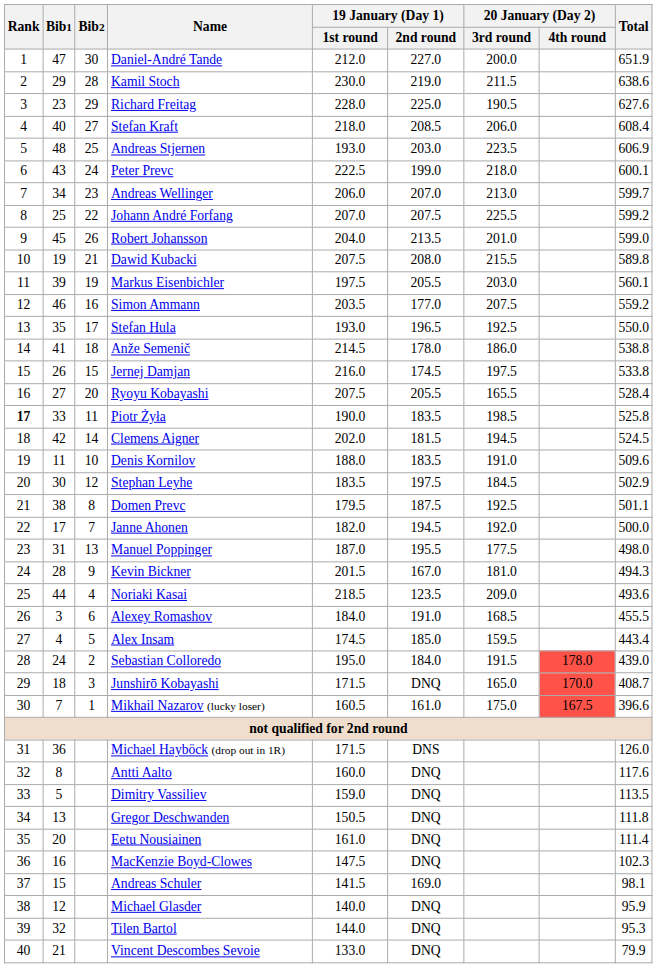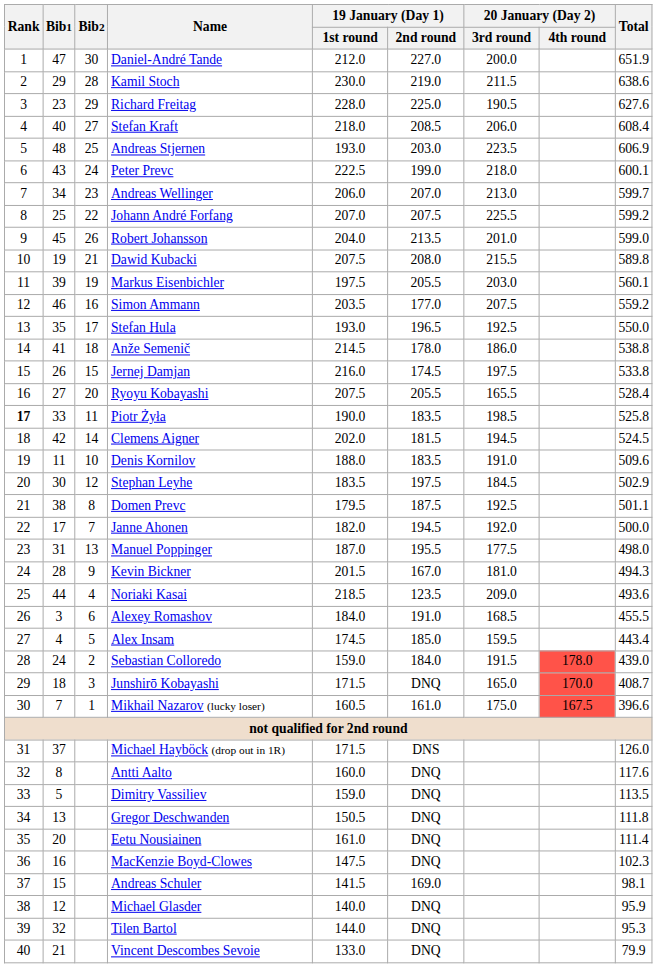(350, 661) 195.0 -> (350, 661) 159.0
(59, 750) 36 -> (59, 750) 37
